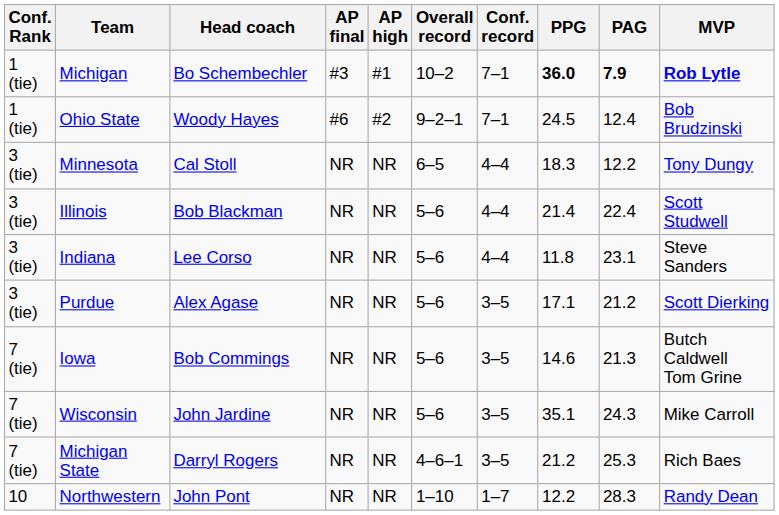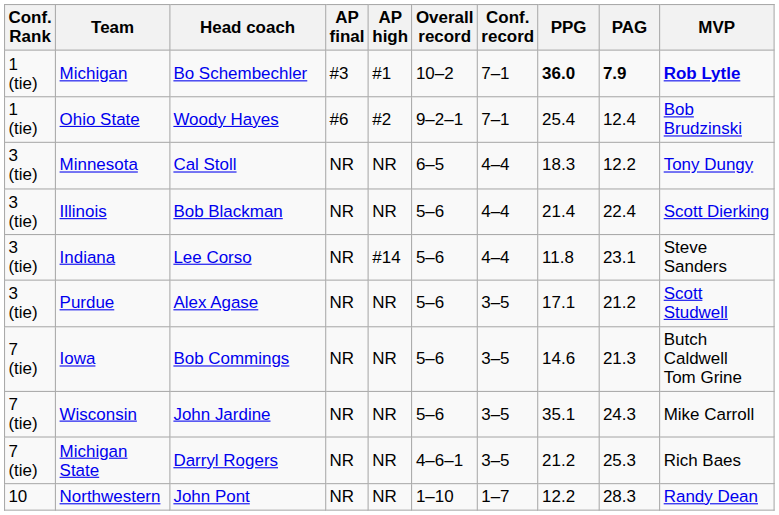(559, 119) 24.5 -> (559, 119) 25.4
(696, 211) Scott Studwell -> (716, 211) Scott Dierking
(385, 257) NR -> (386, 257) #14
(716, 303) Scott Dierking -> (696, 303) Scott Studwell
